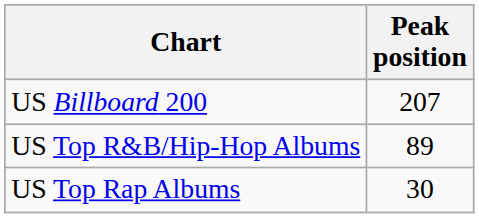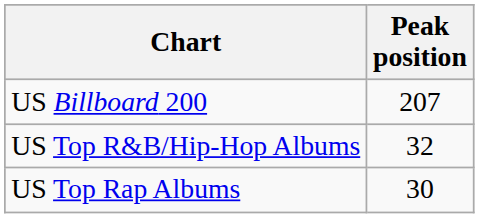(420, 145) 89 -> (420, 145) 32
